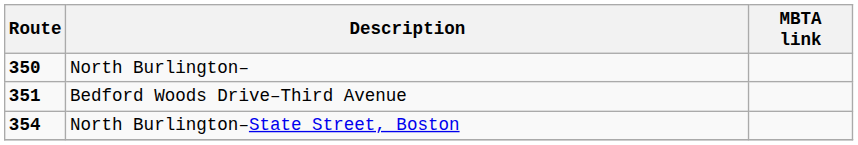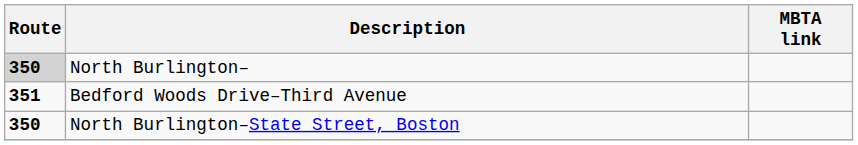(25, 68) no background -> (25, 68) lightgrey background
(25, 125) 354 -> (25, 125) 350
